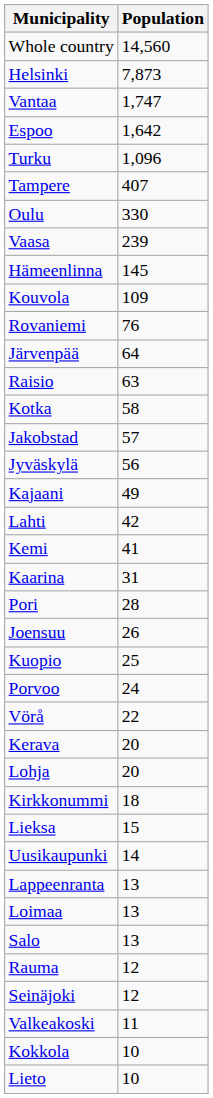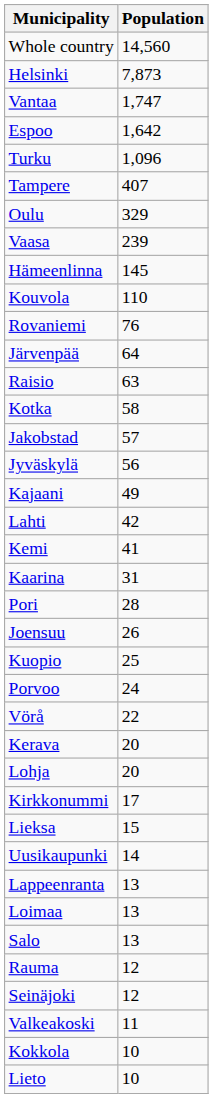(135, 213) 330 -> (135, 213) 329
(135, 297) 109 -> (135, 297) 110
(131, 800) 18 -> (131, 800) 17
